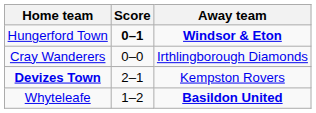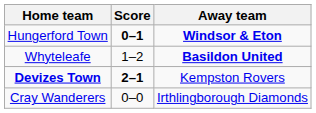rows swapped: (58, 98) <-> (58, 56)
(132, 77) normal -> (132, 77) bold
